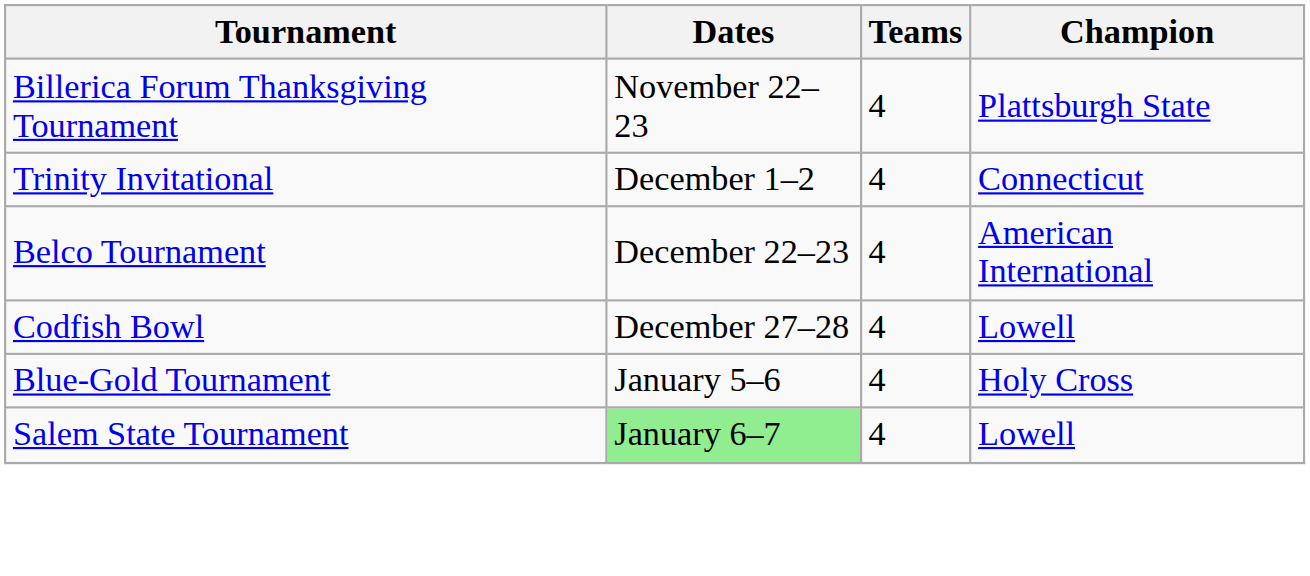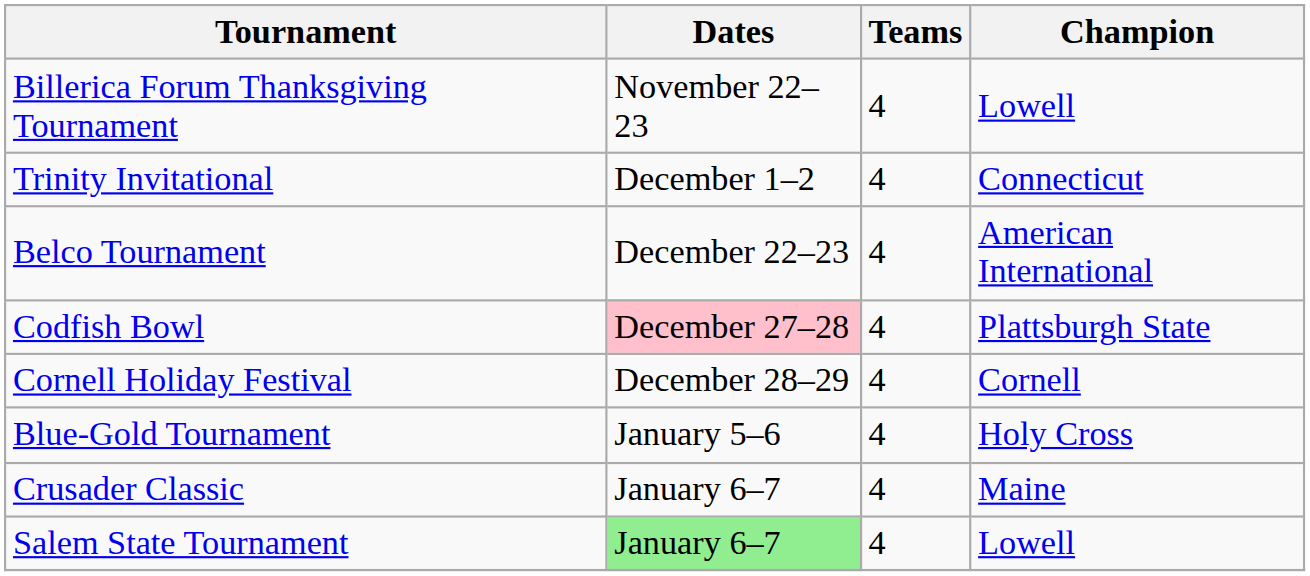(1094, 105) Plattsburgh State -> (1027, 105) Lowell
(732, 325) no background -> (732, 325) pink background
(1027, 325) Lowell -> (1094, 325) Plattsburgh State
+ row: (182, 380)
+ row: (129, 488)
